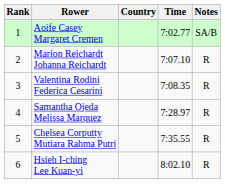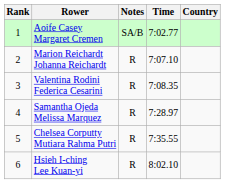columns swapped: (138, 12) <-> (206, 12)
